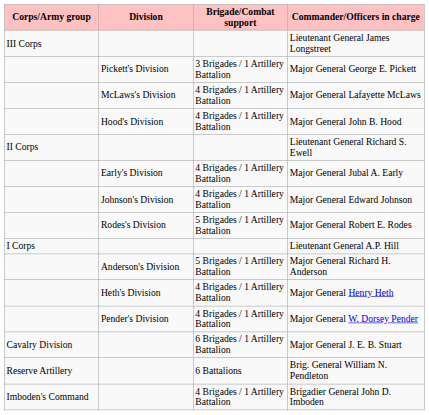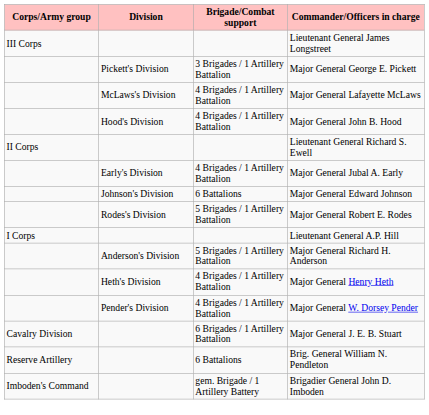(240, 199) 4 Brigades / 1 Artillery Battalion -> (218, 194) 6 Battalions
(240, 397) 4 Brigades / 1 Artillery Battalion -> (227, 386) gem. Brigade / 1 Artillery Battery
